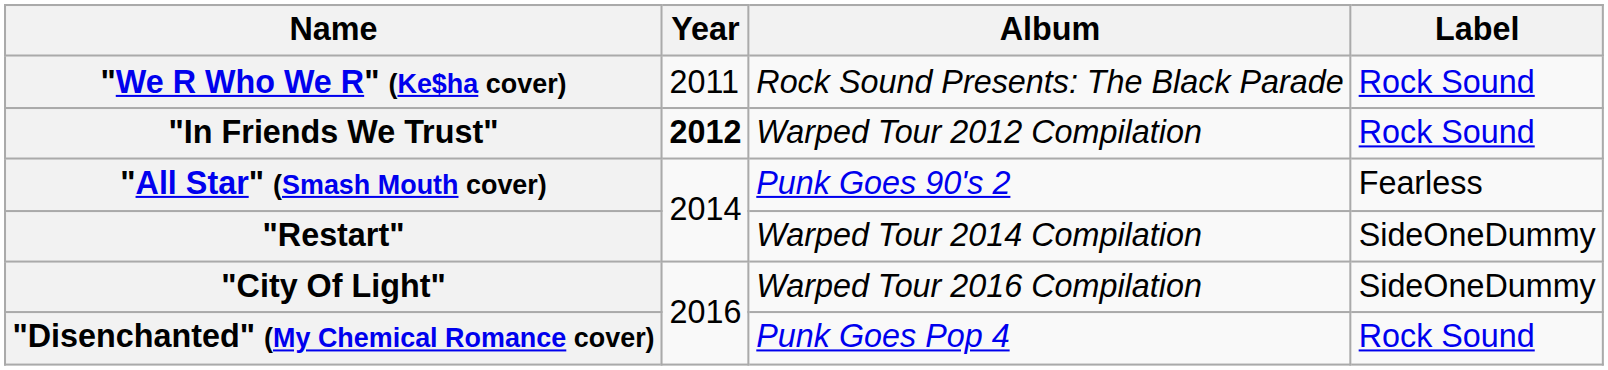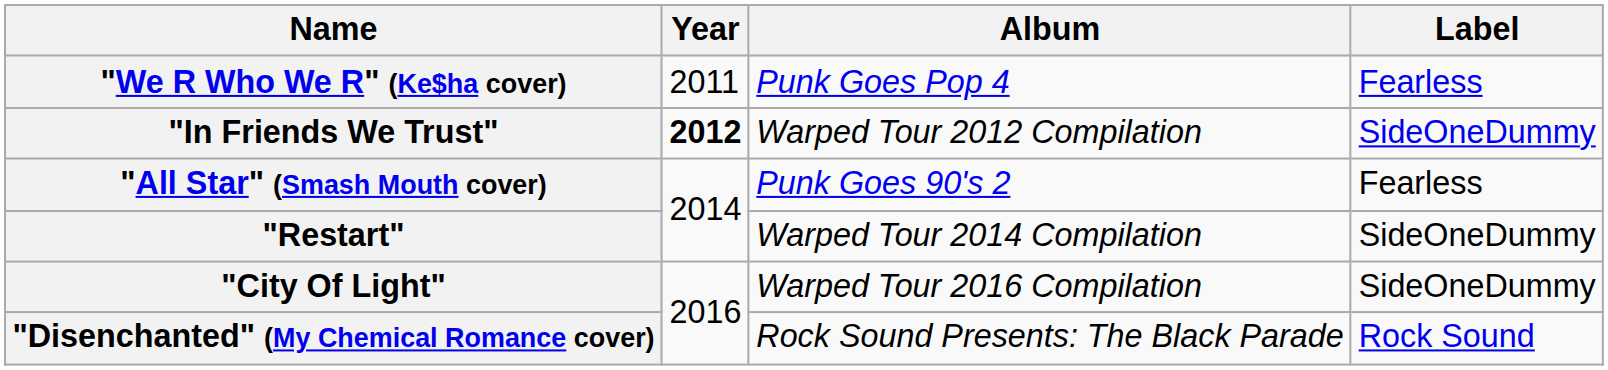(1050, 81) Rock Sound Presents: The Black Parade -> (883, 81) Punk Goes Pop 4
(1447, 81) Rock Sound -> (1421, 81) Fearless
(1447, 132) Rock Sound -> (1477, 132) SideOneDummy
(883, 337) Punk Goes Pop 4 -> (1050, 337) Rock Sound Presents: The Black Parade
